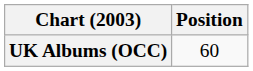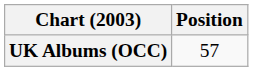(209, 50) 60 -> (209, 50) 57
